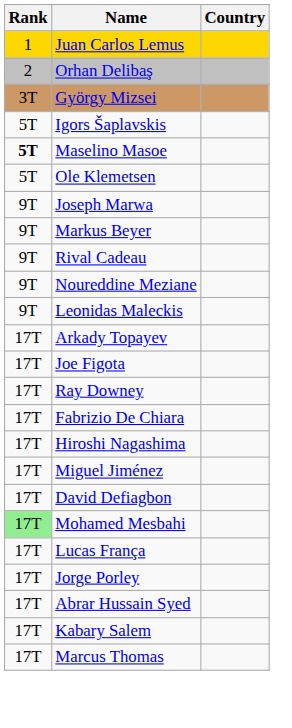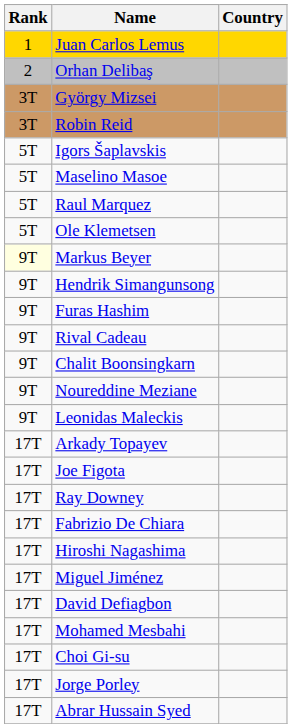+ row: (94, 124)
(28, 151) bold -> (28, 177) normal
+ row: (103, 204)
- row: (104, 204)
(28, 230) no background -> (28, 257) lightyellow background
+ row: (135, 284)
+ row: (102, 310)
+ row: (125, 364)
(28, 524) lightgreen background -> (28, 630) no background
+ row: (92, 657)
- row: (100, 550)
- row: (103, 630)
- row: (110, 657)
